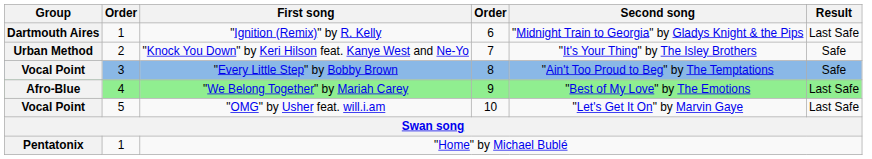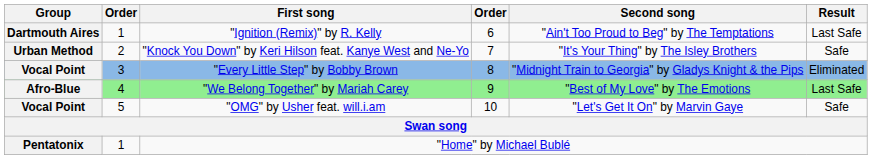(658, 32) "Midnight Train to Georgia" by Gladys Knight & the Pips -> (658, 32) "Ain't Too Proud to Beg" by The Temptations
(658, 70) "Ain't Too Proud to Beg" by The Temptations -> (658, 70) "Midnight Train to Georgia" by Gladys Knight & the Pips
(834, 70) Safe -> (837, 70) Eliminated
(834, 107) Last Safe -> (837, 107) Safe
